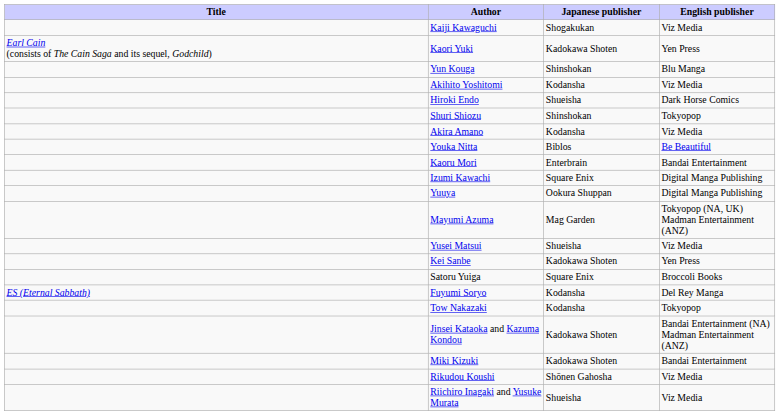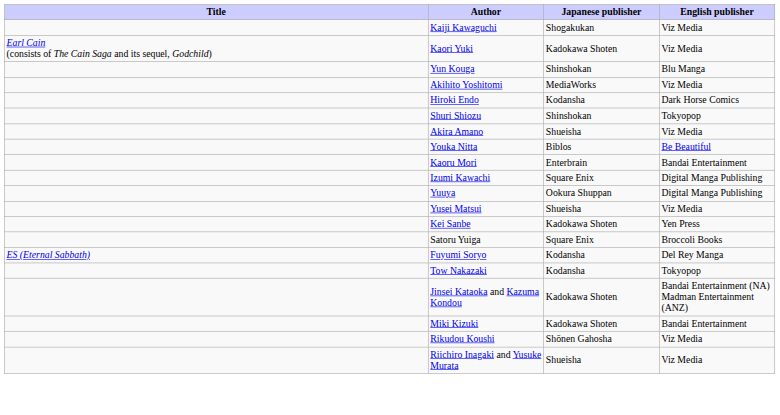(681, 48) Yen Press -> (682, 48) Viz Media
(565, 85) Kodansha -> (571, 85) MediaWorks
(563, 100) Shueisha -> (565, 100) Kodansha
(565, 131) Kodansha -> (563, 131) Shueisha
- row: (462, 219)
